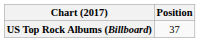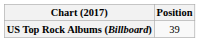(175, 29) 37 -> (175, 29) 39
